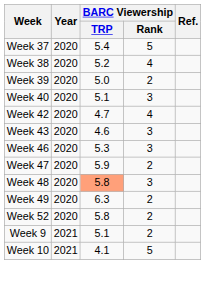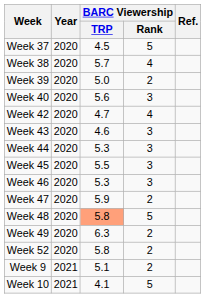(102, 47) 5.4 -> (102, 47) 4.5
(102, 64) 5.2 -> (102, 64) 5.7
(102, 98) 5.1 -> (102, 98) 5.6
+ row: (28, 149)
+ row: (28, 166)
(150, 183) 3 -> (150, 217) 5
